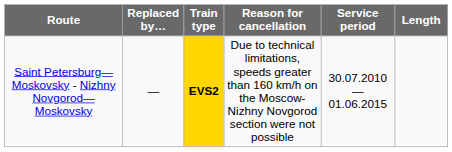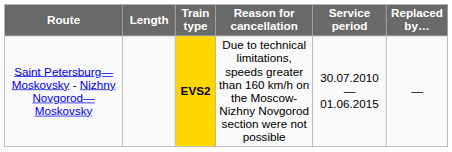columns swapped: (421, 20) <-> (153, 20)
